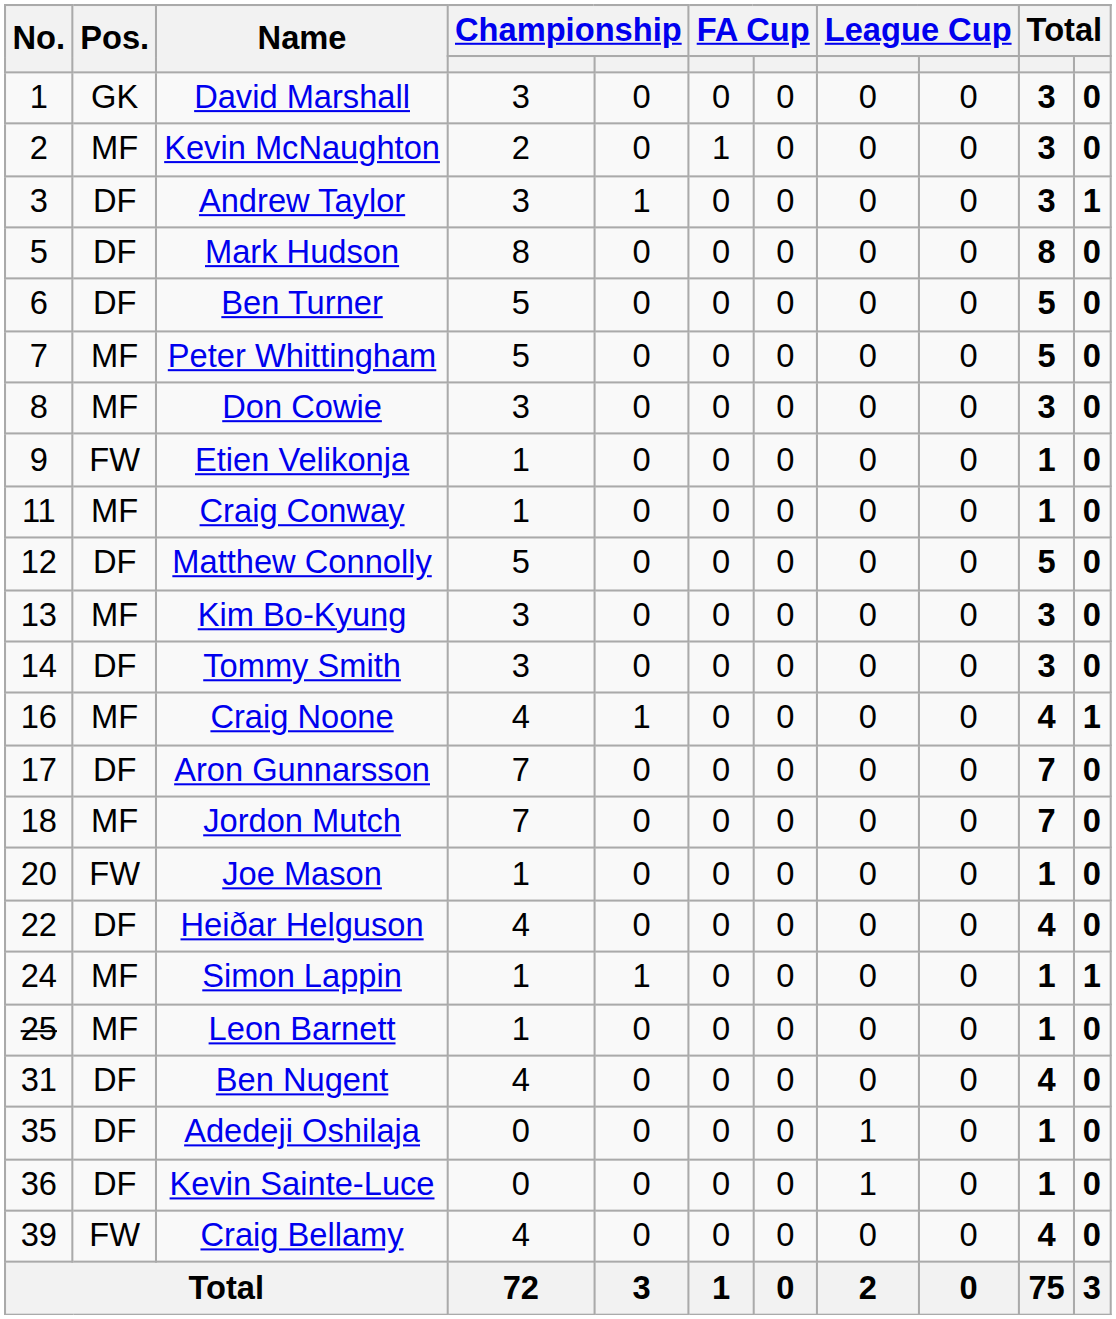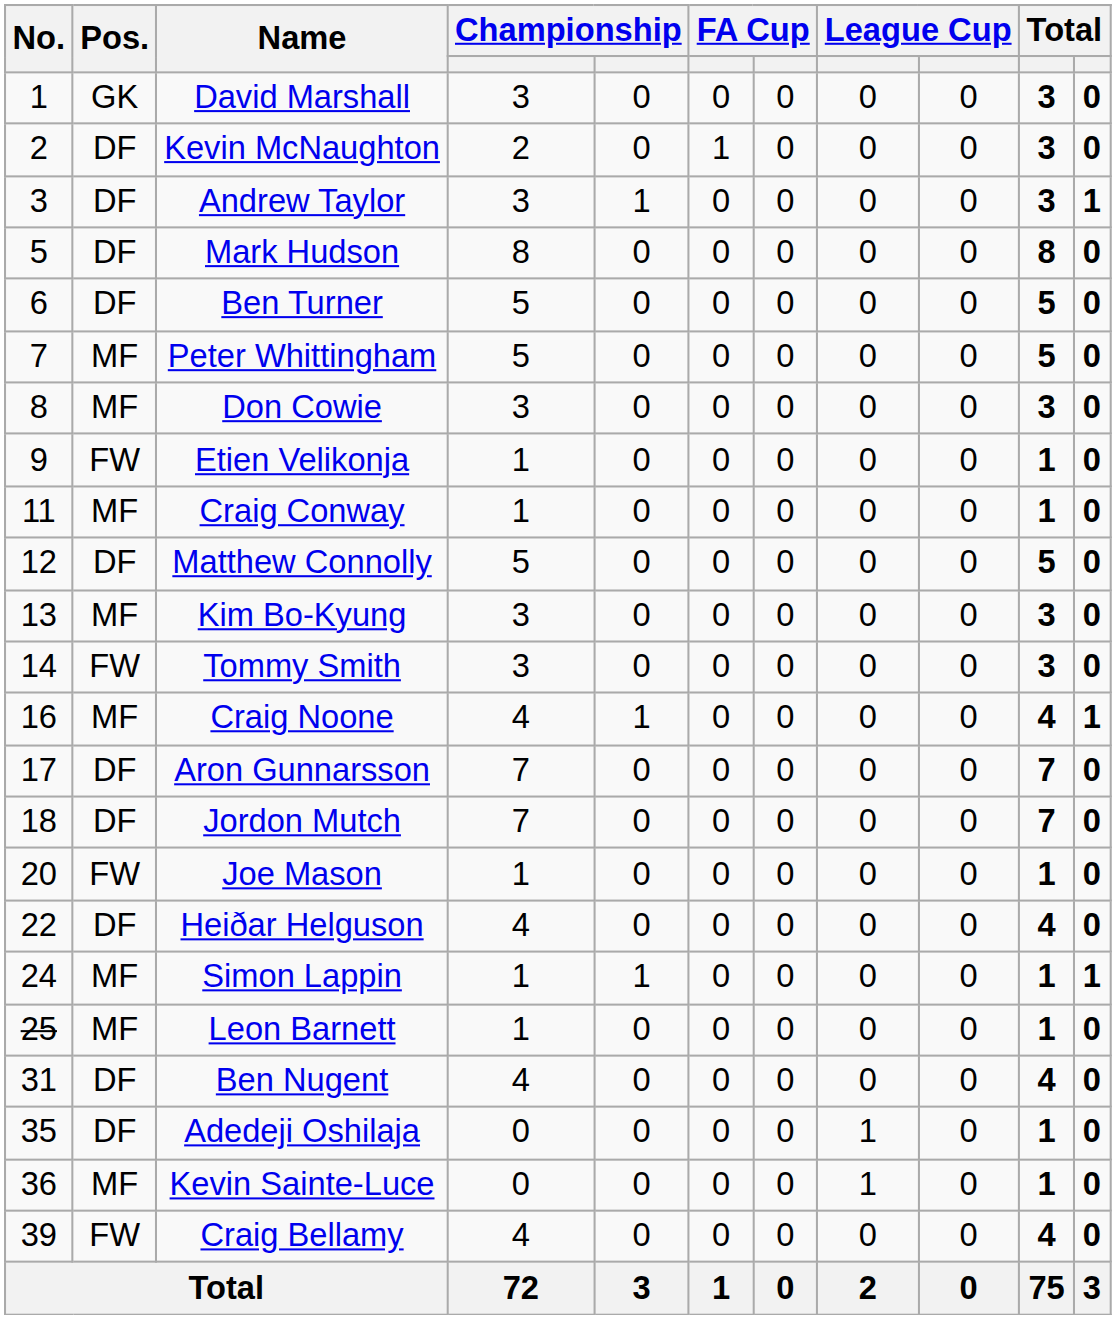(115, 148) MF -> (115, 148) DF
(115, 666) DF -> (115, 666) FW
(115, 821) MF -> (115, 821) DF
(115, 1184) DF -> (115, 1184) MF
